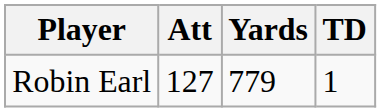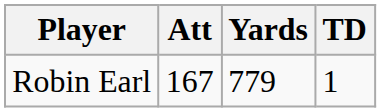(190, 80) 127 -> (190, 80) 167
